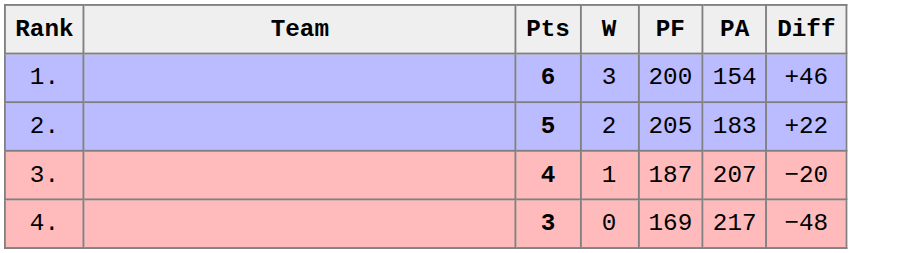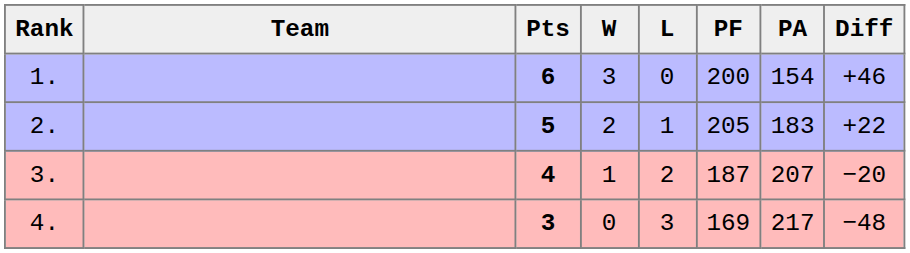+ column: (667, 29)
